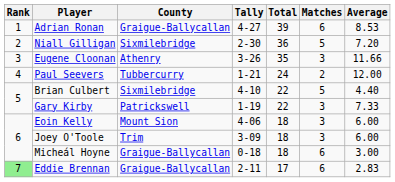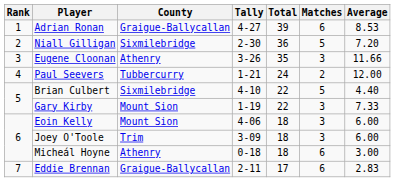(155, 106) Patrickswell -> (149, 106) Mount Sion
(175, 153) Graigue-Ballycallan -> (140, 153) Athenry
(18, 169) lightgreen background -> (18, 169) no background
